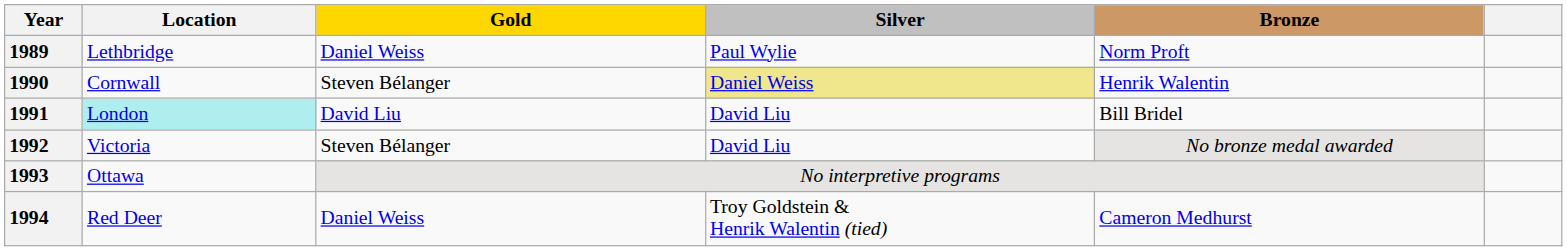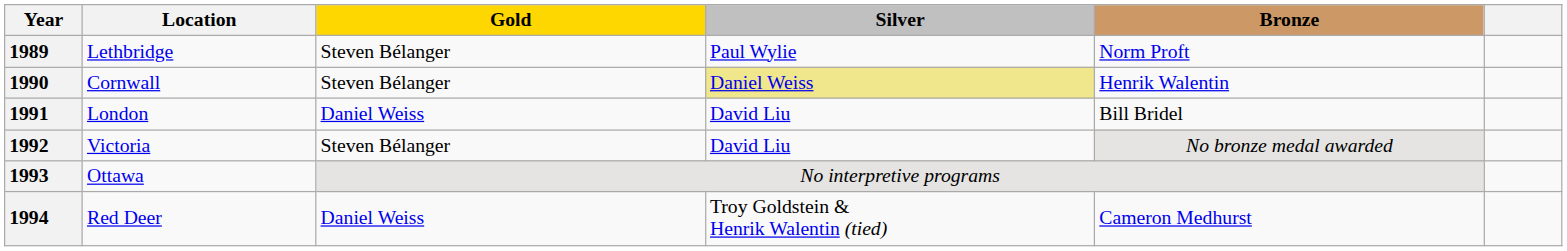(372, 51) Daniel Weiss -> (385, 51) Steven Bélanger
(118, 113) paleturquoise background -> (118, 113) no background
(361, 113) David Liu -> (372, 113) Daniel Weiss
